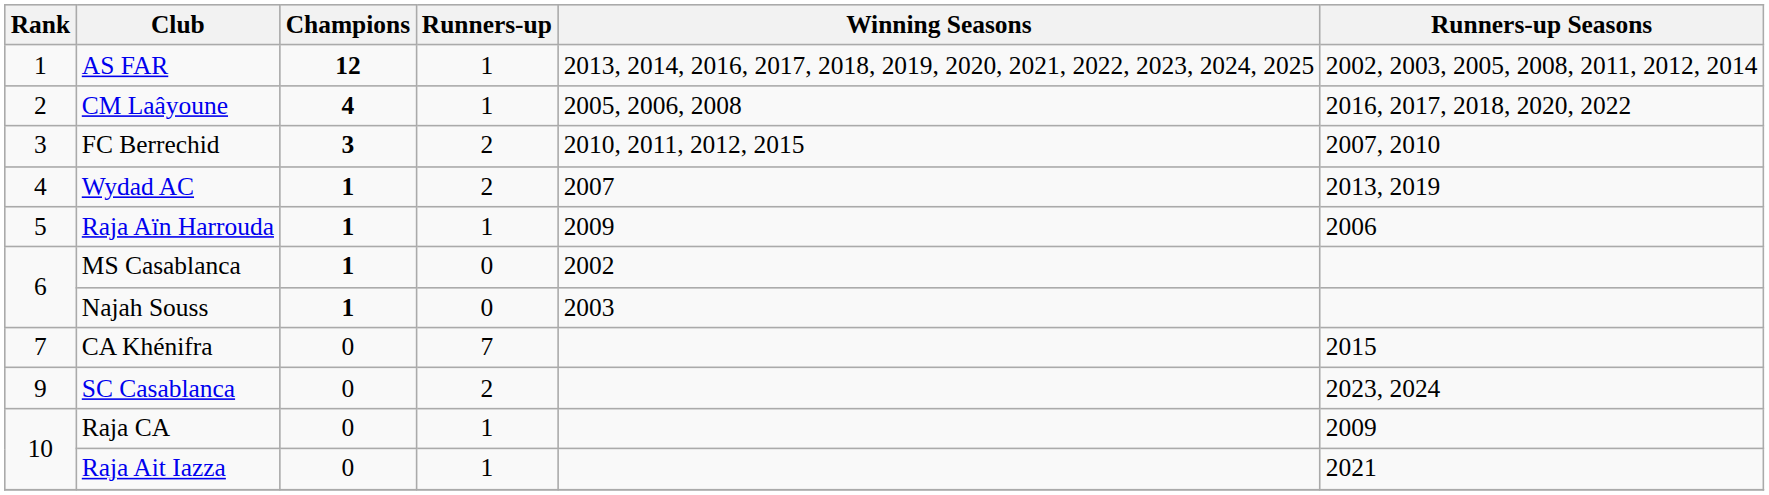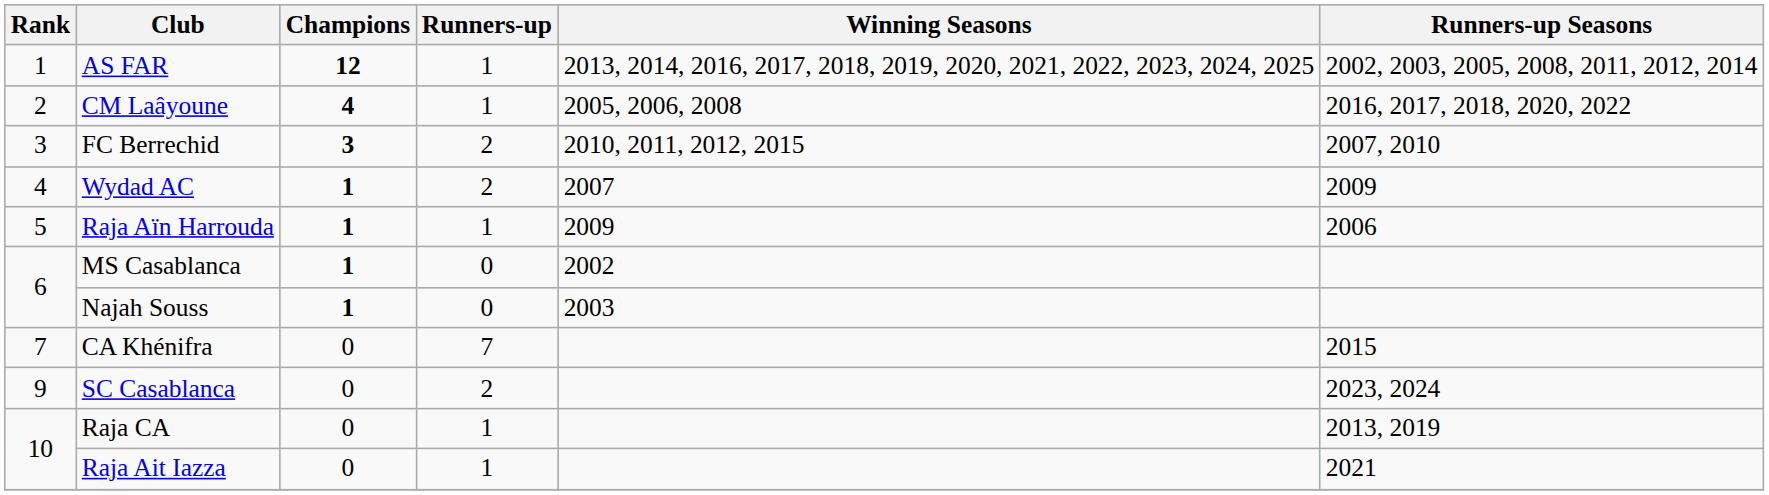(1383, 186) 2013, 2019 -> (1351, 186) 2009
(1351, 428) 2009 -> (1383, 428) 2013, 2019
